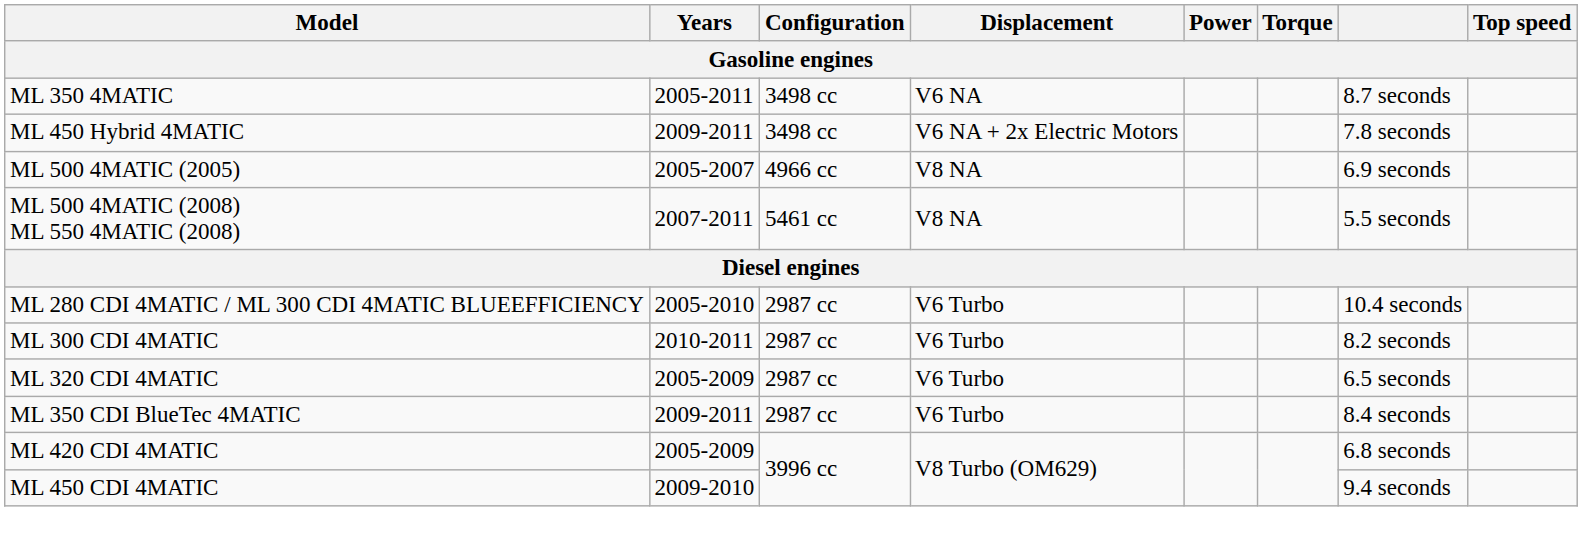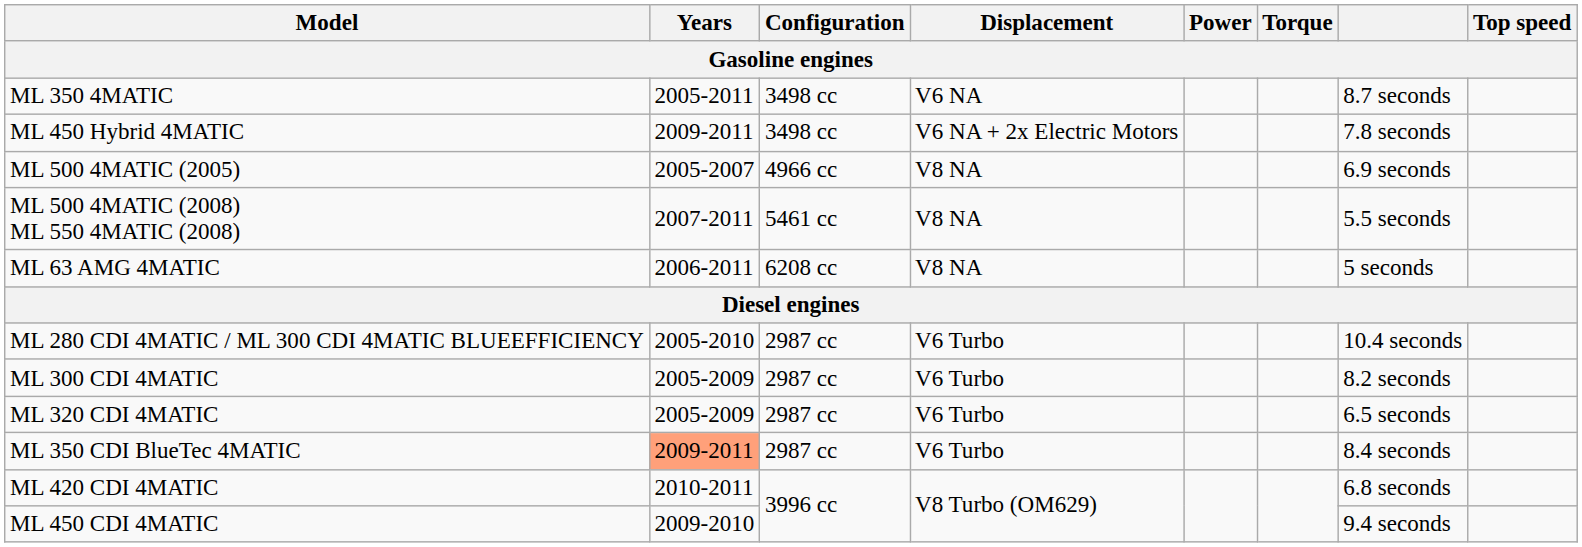+ row: (115, 267)
(704, 341) 2010-2011 -> (704, 377) 2005-2009
(704, 414) no background -> (704, 450) lightsalmon background
(704, 450) 2005-2009 -> (704, 487) 2010-2011
